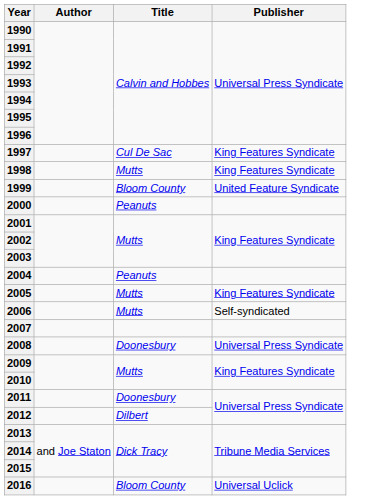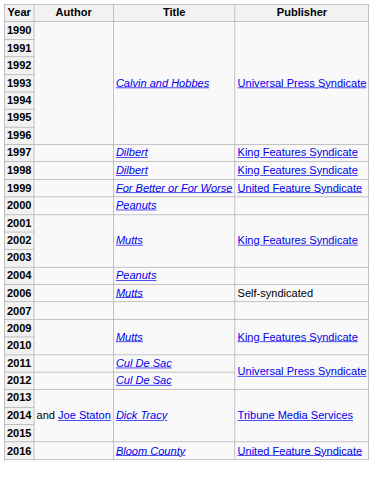(144, 153) Cul De Sac -> (132, 153) Dilbert
(129, 170) Mutts -> (132, 170) Dilbert
(151, 188) Bloom County -> (174, 188) For Better or For Worse
- row: (19, 293)
- row: (19, 345)
(146, 398) Doonesbury -> (144, 363) Cul De Sac
(132, 415) Dilbert -> (144, 380) Cul De Sac
(254, 485) Universal Uclick -> (300, 450) United Feature Syndicate
